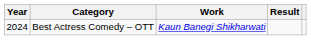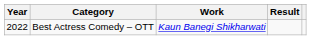(17, 27) 2024 -> (17, 27) 2022
